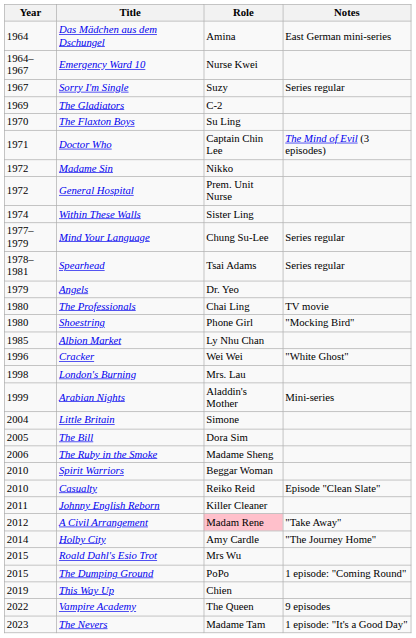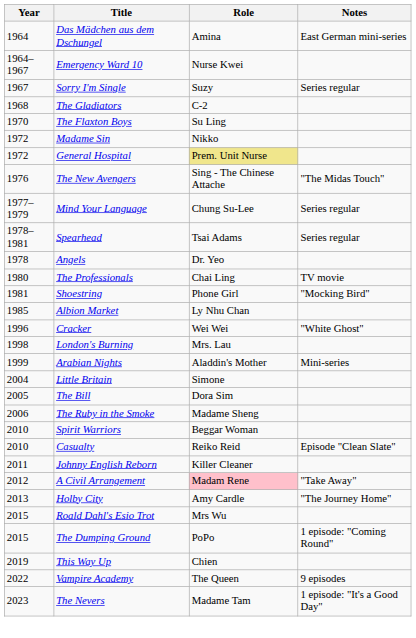(18, 105) 1969 -> (18, 105) 1968
- row: (85, 145)
(230, 191) no background -> (229, 156) khaki background
- row: (100, 214)
+ row: (96, 179)
(18, 289) 1979 -> (18, 260) 1978
(18, 323) 1980 -> (18, 294) 1981
(18, 539) 2014 -> (18, 498) 2013
